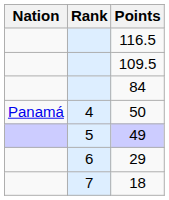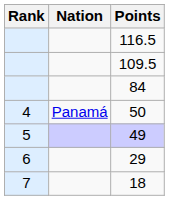columns swapped: (89, 16) <-> (36, 16)
